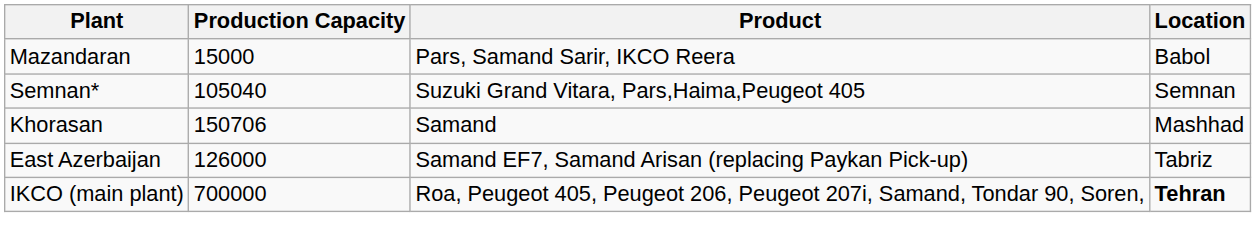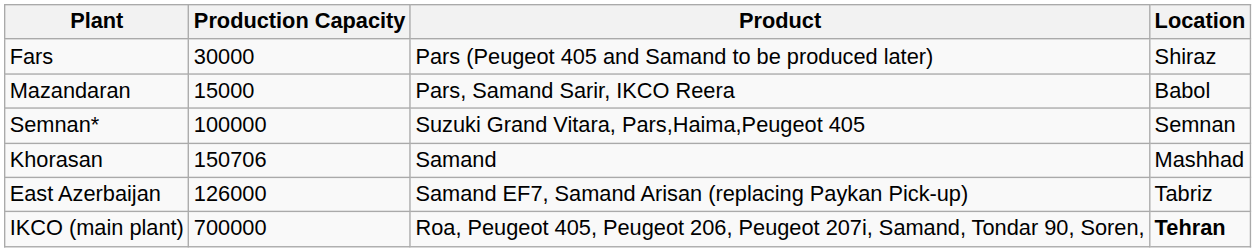+ row: (31, 56)
(230, 90) 105040 -> (230, 125) 100000
